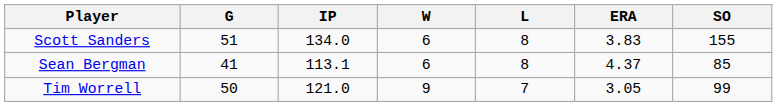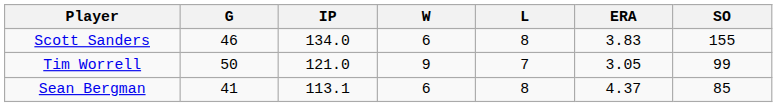(229, 41) 51 -> (229, 41) 46
rows swapped: (92, 89) <-> (92, 65)
